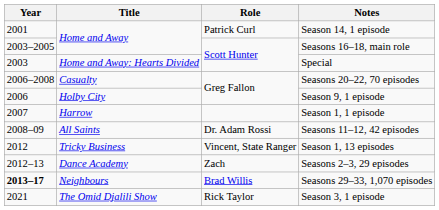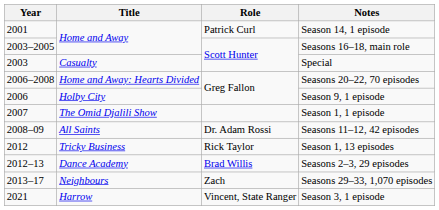(129, 63) Home and Away: Hearts Divided -> (78, 63) Casualty
(78, 79) Casualty -> (129, 79) Home and Away: Hearts Divided
(76, 113) Harrow -> (108, 113) The Omid Djalili Show
(250, 146) Vincent, State Ranger -> (229, 146) Rick Taylor
(215, 163) Zach -> (228, 163) Brad Willis
(25, 180) bold -> (25, 180) normal
(228, 180) Brad Willis -> (215, 180) Zach
(108, 197) The Omid Djalili Show -> (76, 197) Harrow
(229, 197) Rick Taylor -> (250, 197) Vincent, State Ranger
